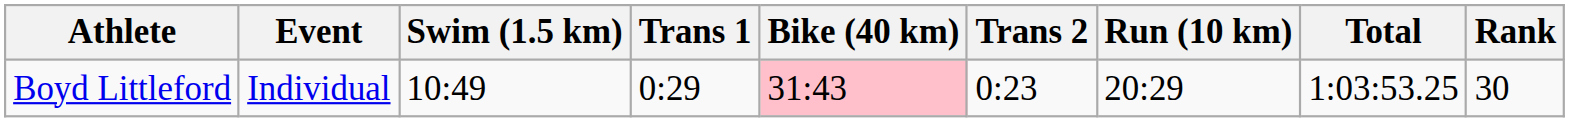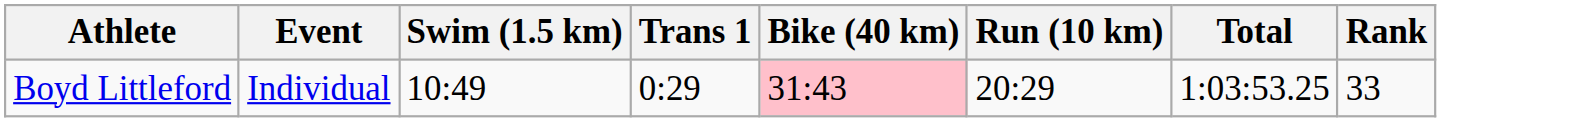- column: (1032, 32)
(1492, 87) 30 -> (1363, 87) 33
